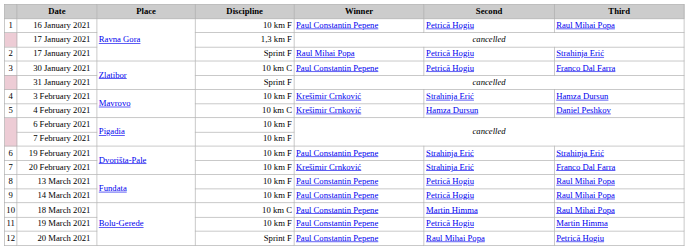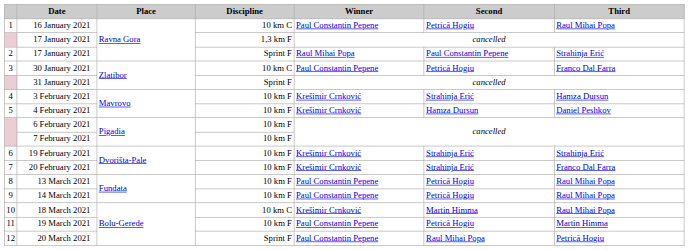(277, 25) 10 km F -> (277, 25) 10 km C
(450, 53) Petrică Hogiu -> (467, 53) Paul Constantin Pepene
(277, 110) 10 km C -> (277, 110) 10 km F
(337, 153) Paul Constantin Pepene -> (329, 153) Krešimir Crnković
(337, 209) Paul Constantin Pepene -> (329, 209) Krešimir Crnković
